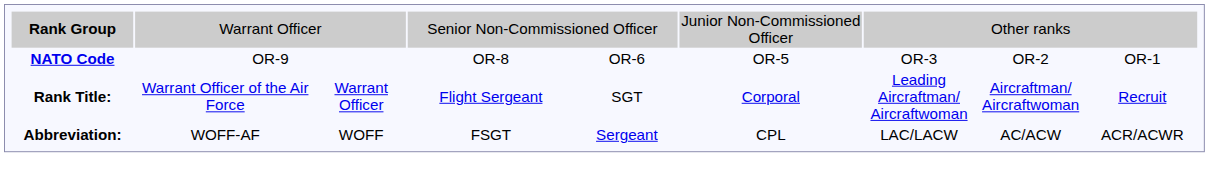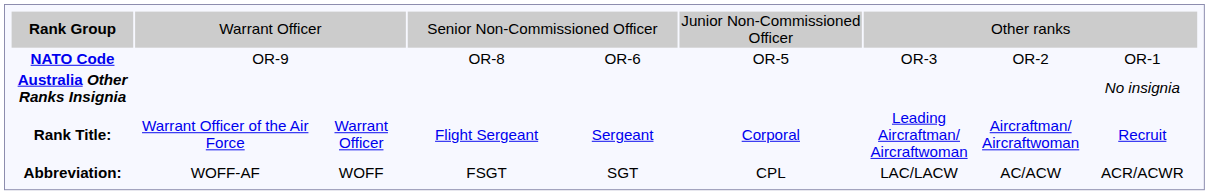+ row: (73, 88)
(627, 97) SGT -> (623, 135) Sergeant
(627, 135) Sergeant -> (623, 173) SGT
